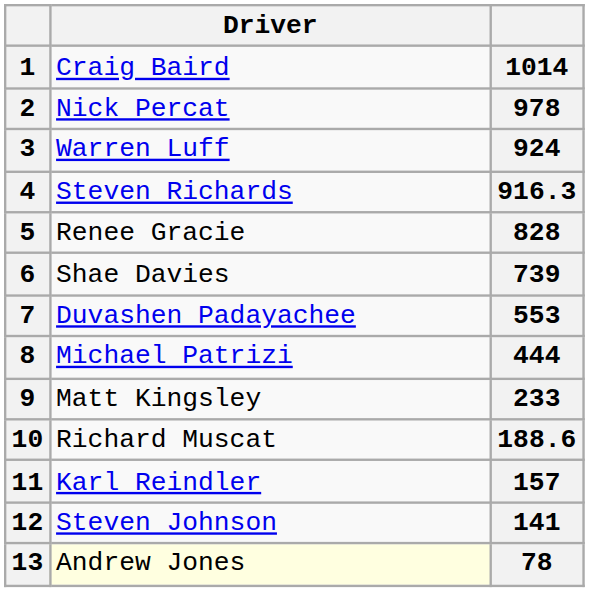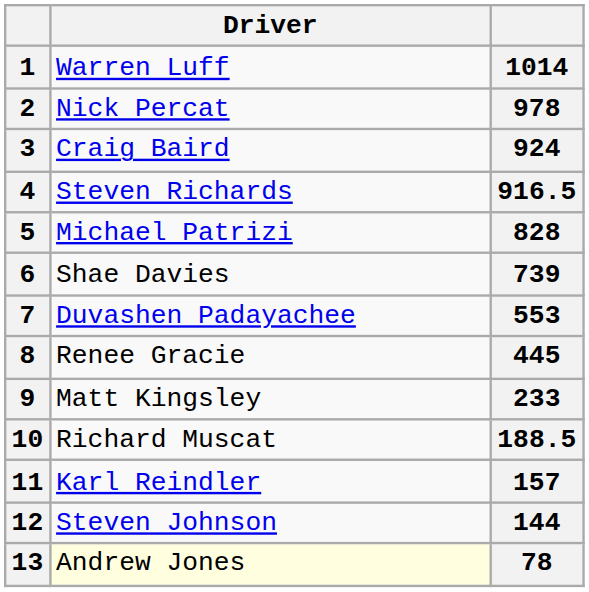(143, 67) Craig Baird -> (143, 67) Warren Luff
(143, 150) Warren Luff -> (143, 150) Craig Baird
(537, 192) 916.3 -> (537, 192) 916.5
(151, 233) Renee Gracie -> (174, 233) Michael Patrizi
(174, 357) Michael Patrizi -> (151, 357) Renee Gracie
(537, 357) 444 -> (537, 357) 445
(537, 440) 188.6 -> (537, 440) 188.5
(537, 523) 141 -> (537, 523) 144
